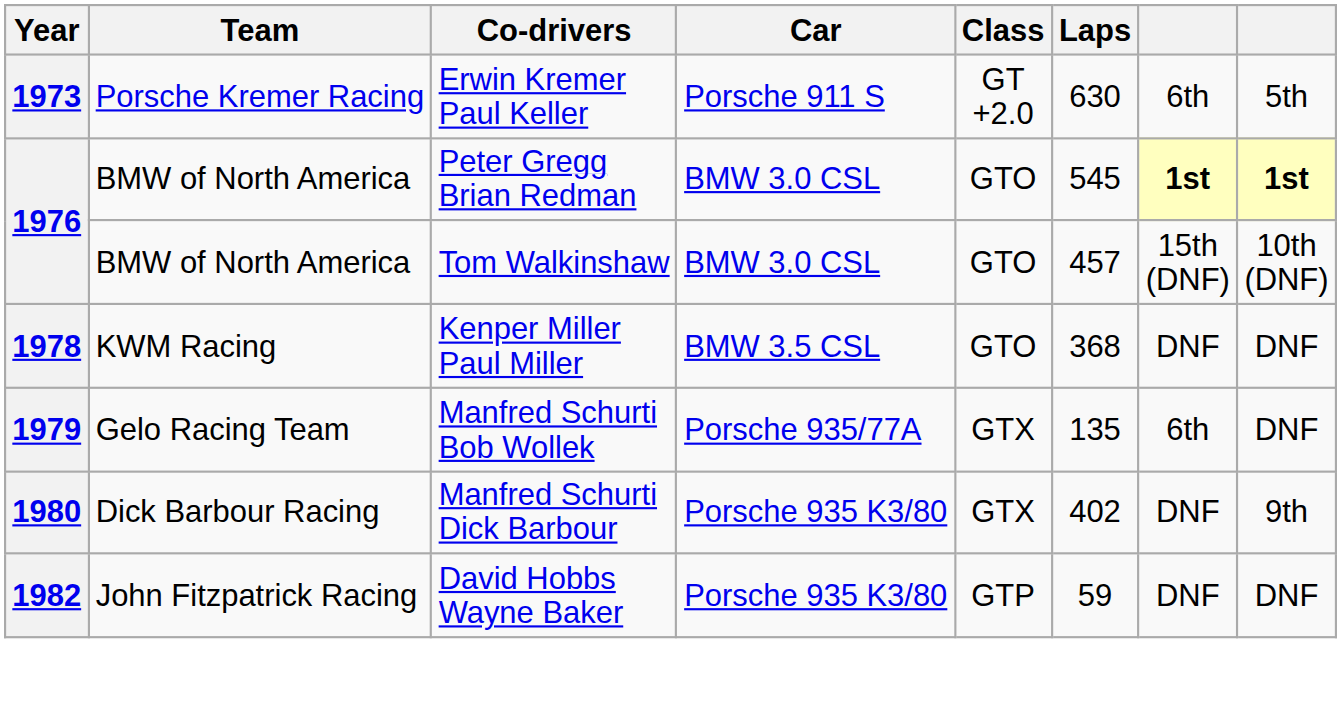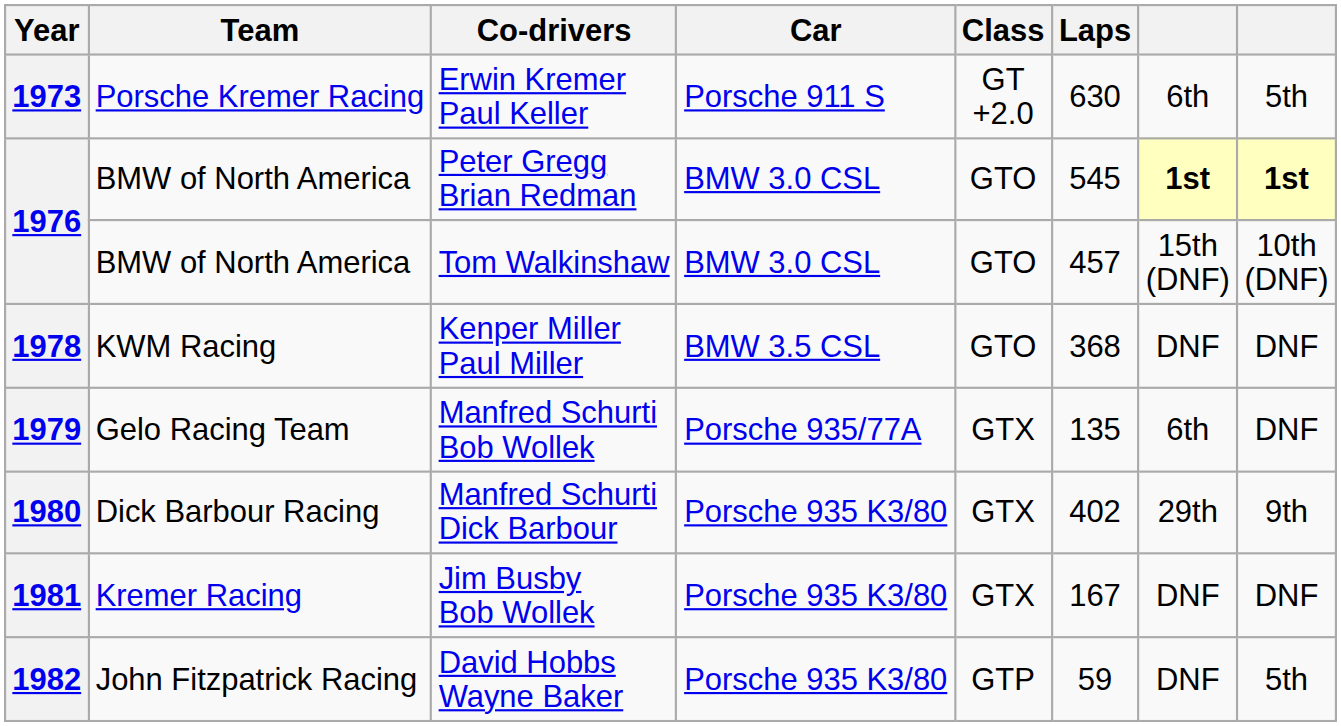(1188, 513) DNF -> (1188, 513) 29th
+ row: (517, 596)
(1286, 596) DNF -> (1286, 679) 5th
